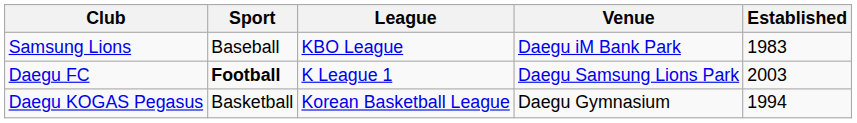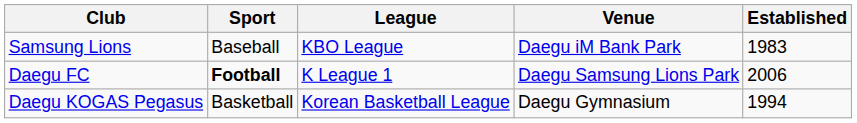(767, 74) 2003 -> (767, 74) 2006
